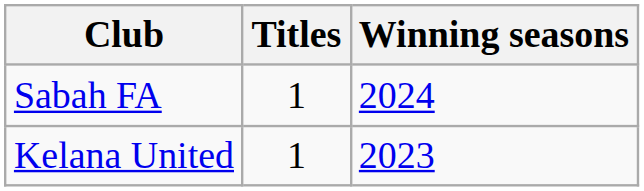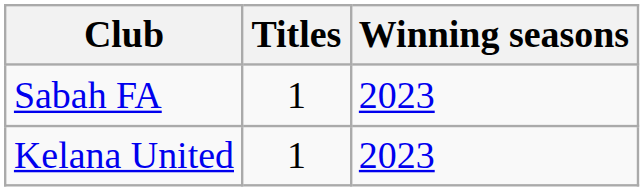(397, 94) 2024 -> (397, 94) 2023
